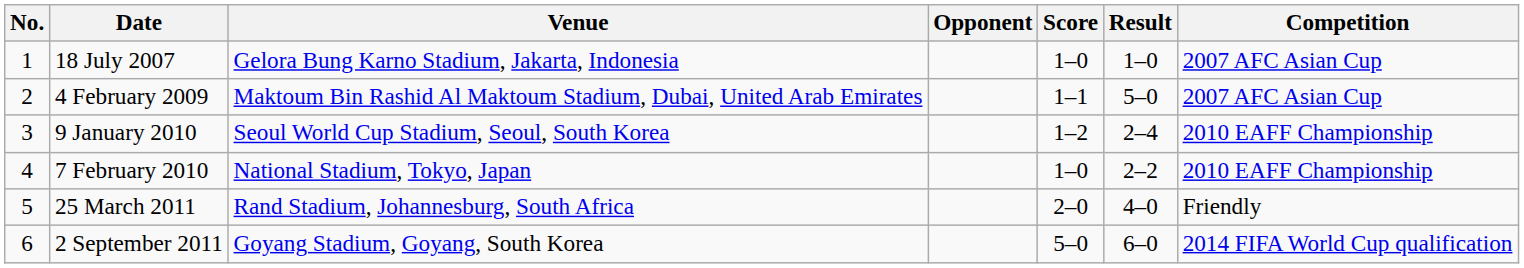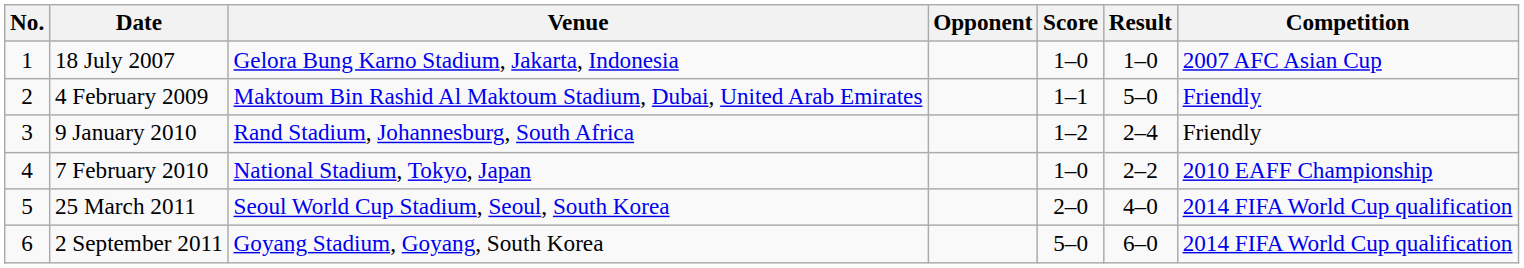(1282, 96) 2007 AFC Asian Cup -> (1222, 96) Friendly
(452, 133) Seoul World Cup Stadium, Seoul, South Korea -> (434, 133) Rand Stadium, Johannesburg, South Africa
(1308, 133) 2010 EAFF Championship -> (1222, 133) Friendly
(434, 206) Rand Stadium, Johannesburg, South Africa -> (452, 206) Seoul World Cup Stadium, Seoul, South Korea
(1222, 206) Friendly -> (1348, 206) 2014 FIFA World Cup qualification
